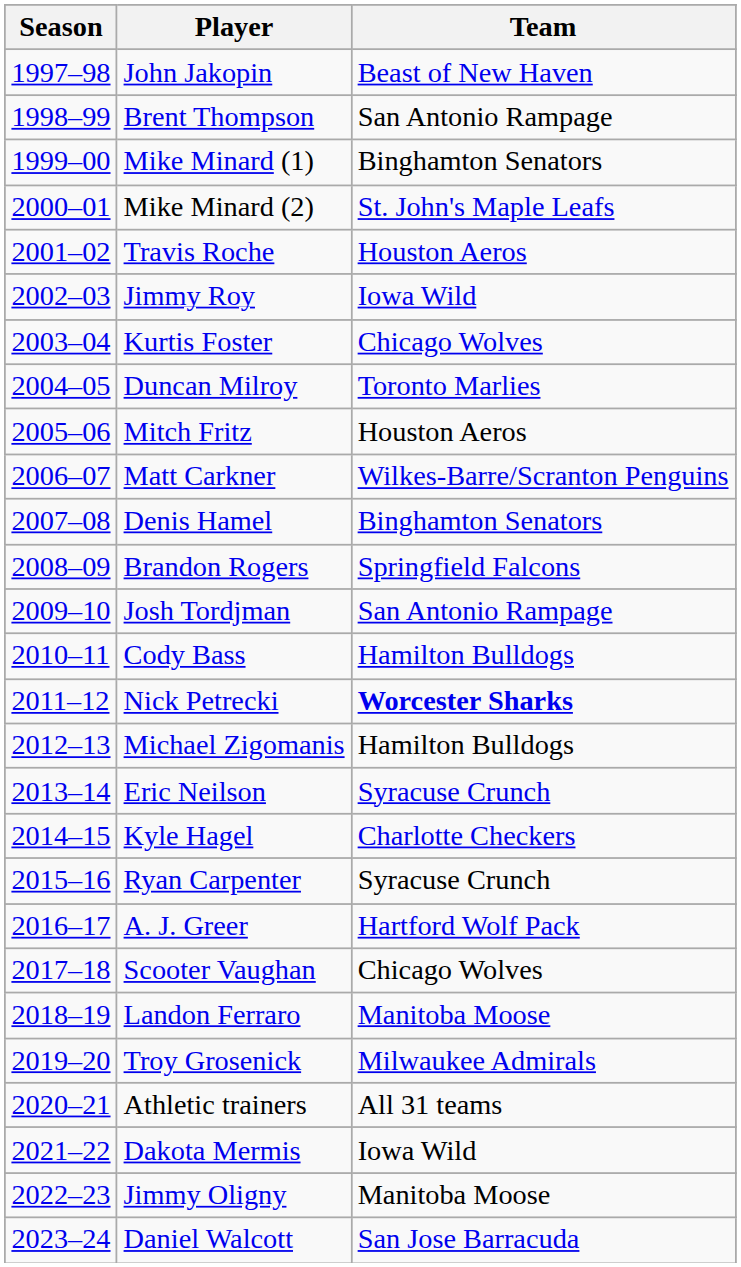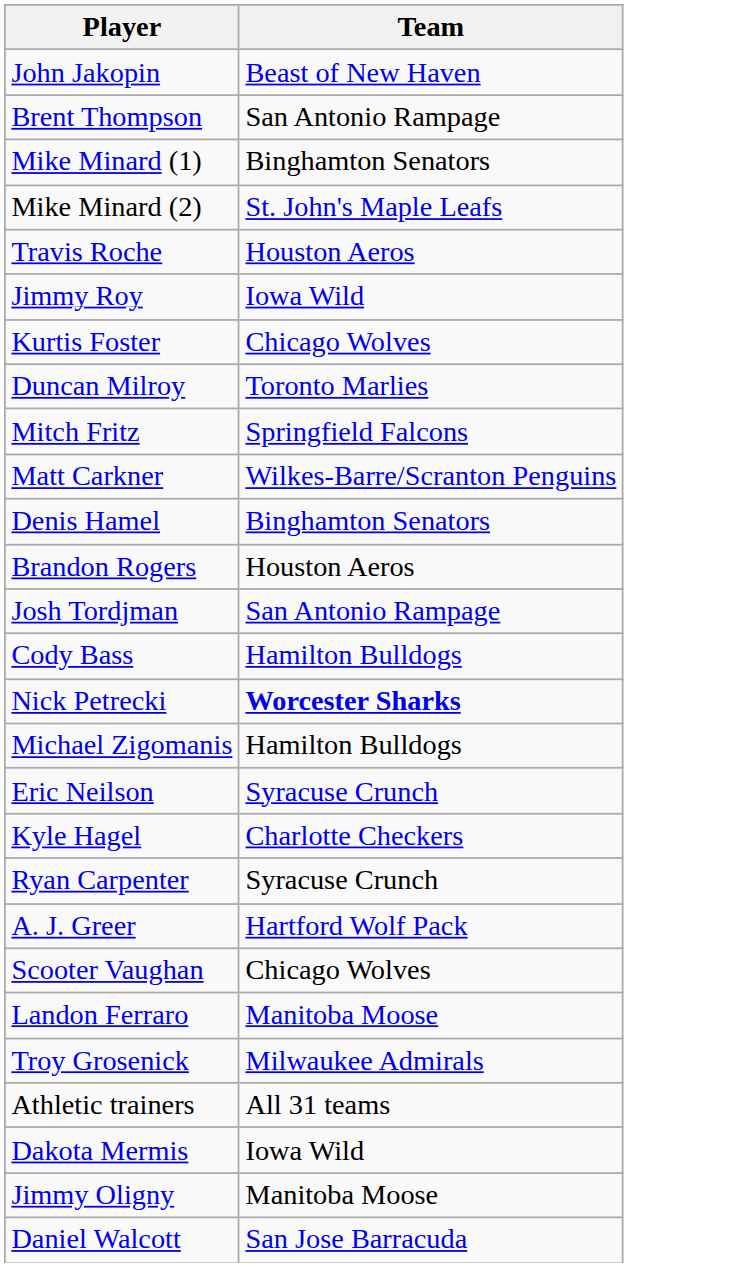- column: (61, 26)
(442, 431) Houston Aeros -> (357, 431) Springfield Falcons
(469, 565) Springfield Falcons -> (330, 565) Houston Aeros
